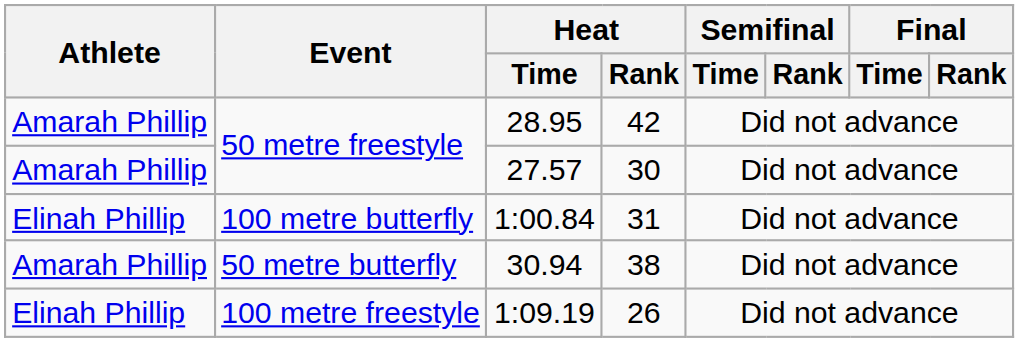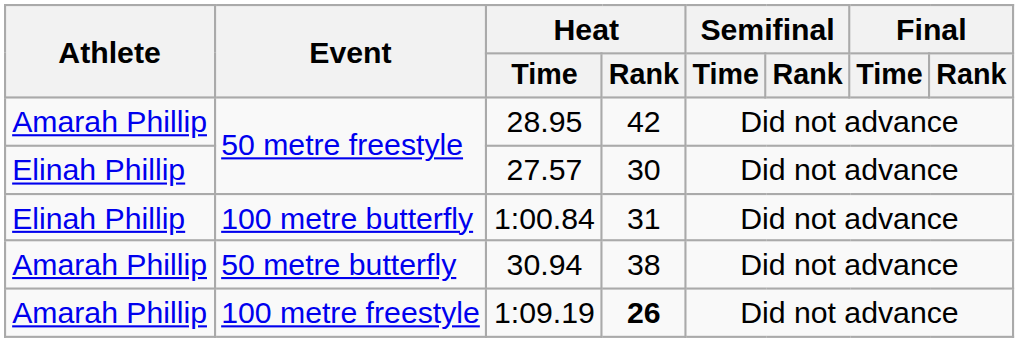(110, 170) Amarah Phillip -> (99, 170) Elinah Phillip
(99, 313) Elinah Phillip -> (110, 313) Amarah Phillip
(644, 313) normal -> (644, 313) bold
